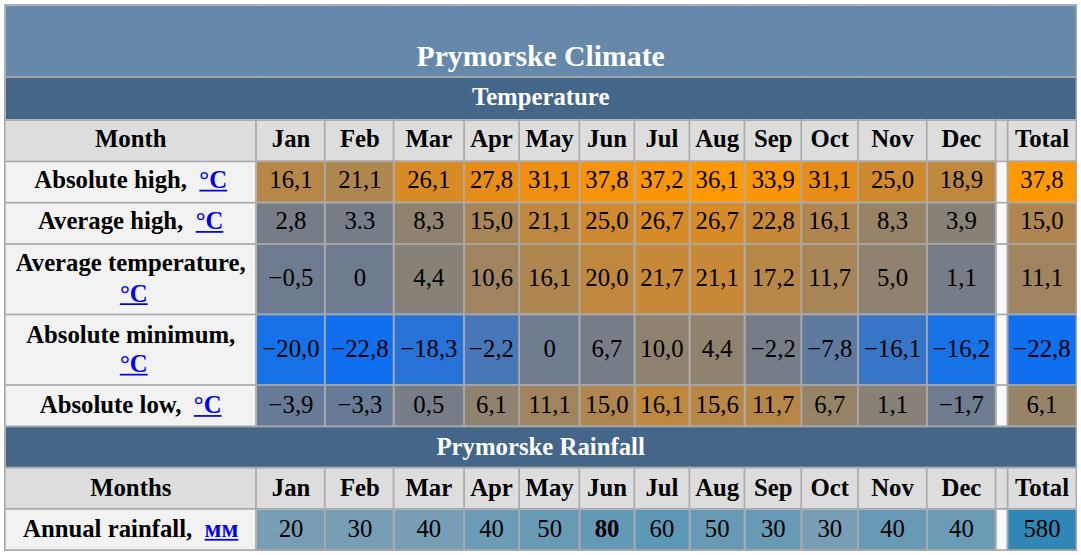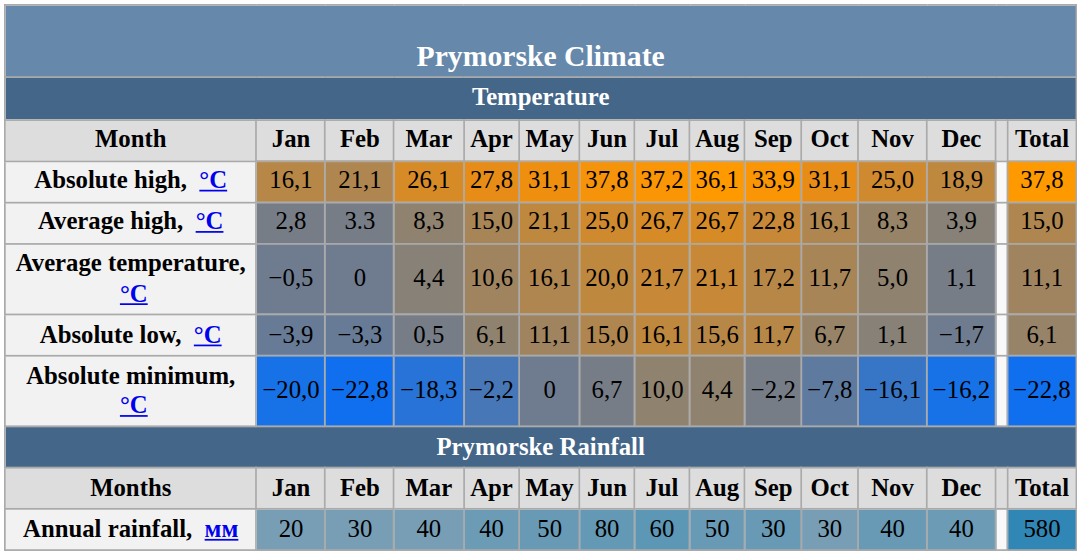rows swapped: (131, 405) <-> (131, 349)
(607, 529) bold -> (607, 529) normal
